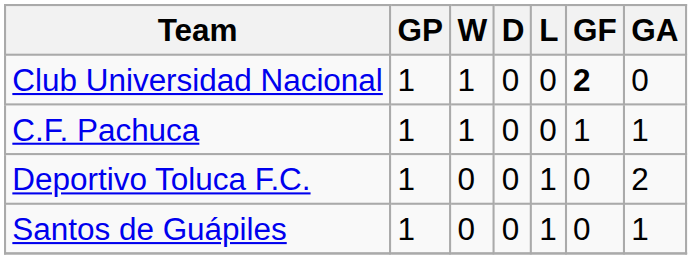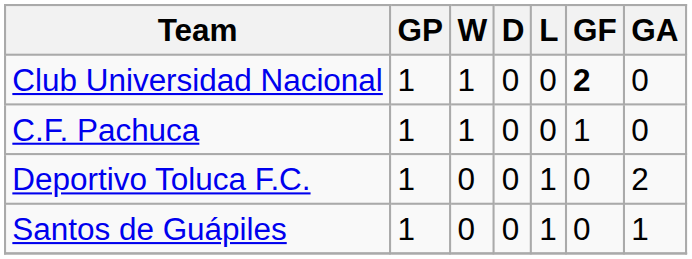(640, 130) 1 -> (640, 130) 0
